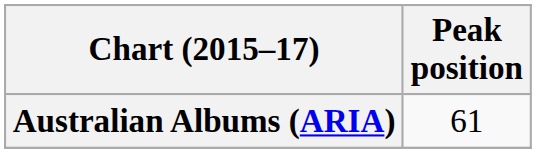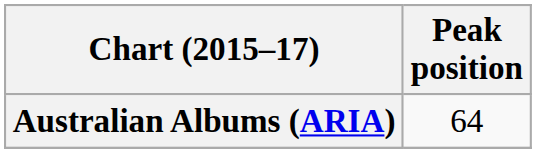(467, 120) 61 -> (467, 120) 64
